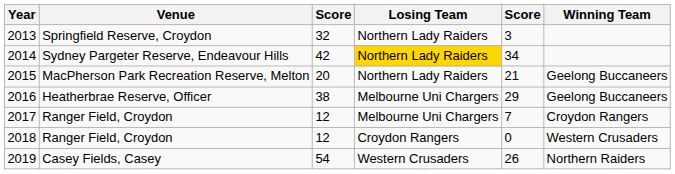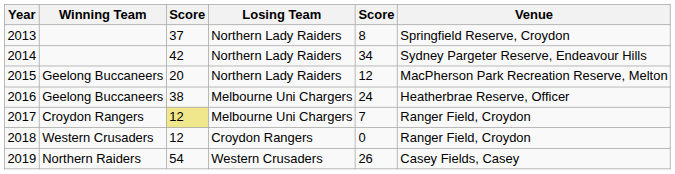columns swapped: (607, 14) <-> (176, 14)
(323, 35) 32 -> (176, 35) 37
(508, 35) 3 -> (362, 35) 8
(423, 55) gold background -> (276, 55) no background
(512, 76) 21 -> (366, 76) 12
(512, 96) 29 -> (366, 96) 24
(323, 117) no background -> (176, 117) khaki background
